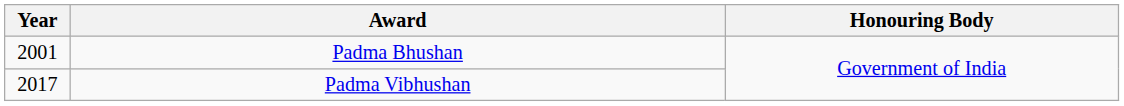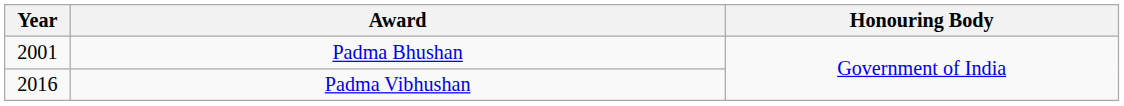(37, 84) 2017 -> (37, 84) 2016
